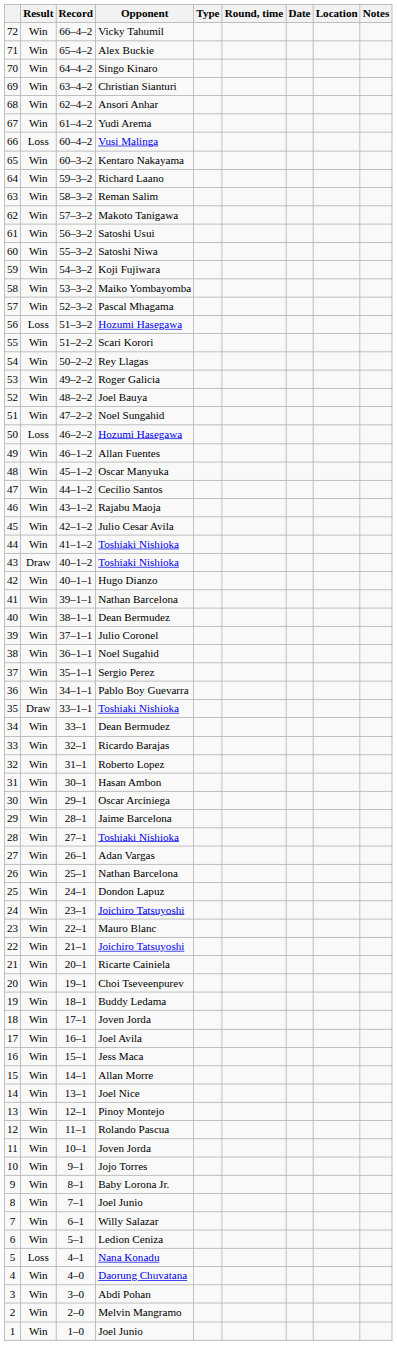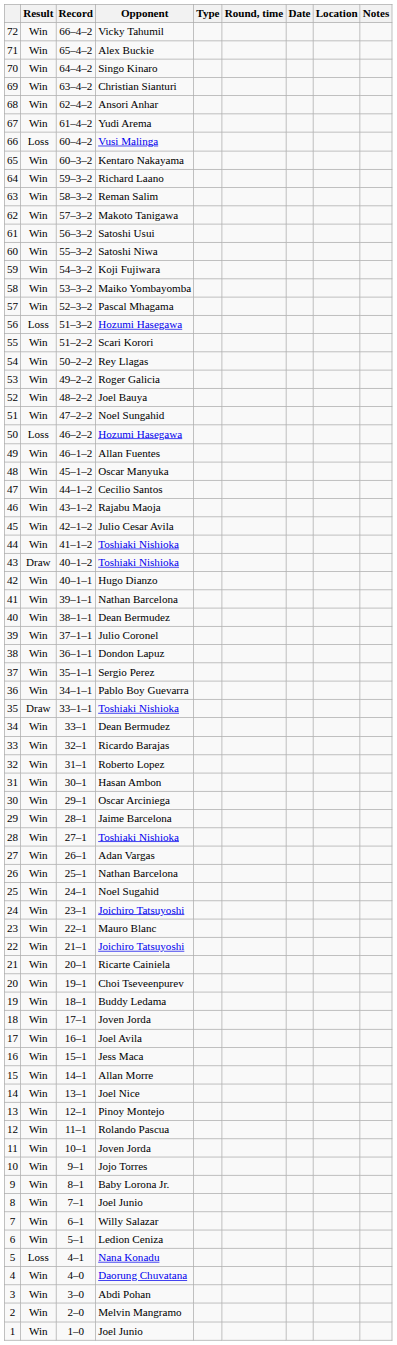(128, 654) Noel Sugahid -> (131, 654) Dondon Lapuz
(131, 892) Dondon Lapuz -> (128, 892) Noel Sugahid
